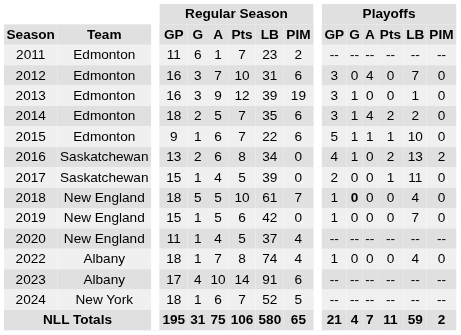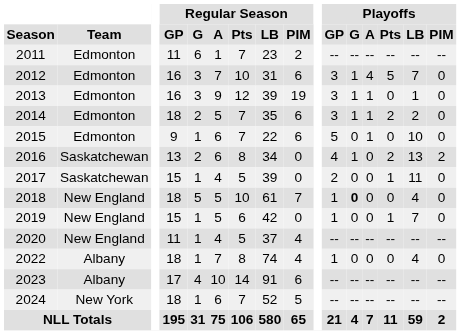(355, 75) 0 -> (355, 75) 1
(390, 75) 0 -> (390, 75) 5
(370, 95) 0 -> (370, 95) 1
(370, 116) 4 -> (370, 116) 1
(355, 136) 1 -> (355, 136) 0
(390, 136) 1 -> (390, 136) 0
(390, 218) 0 -> (390, 218) 1
